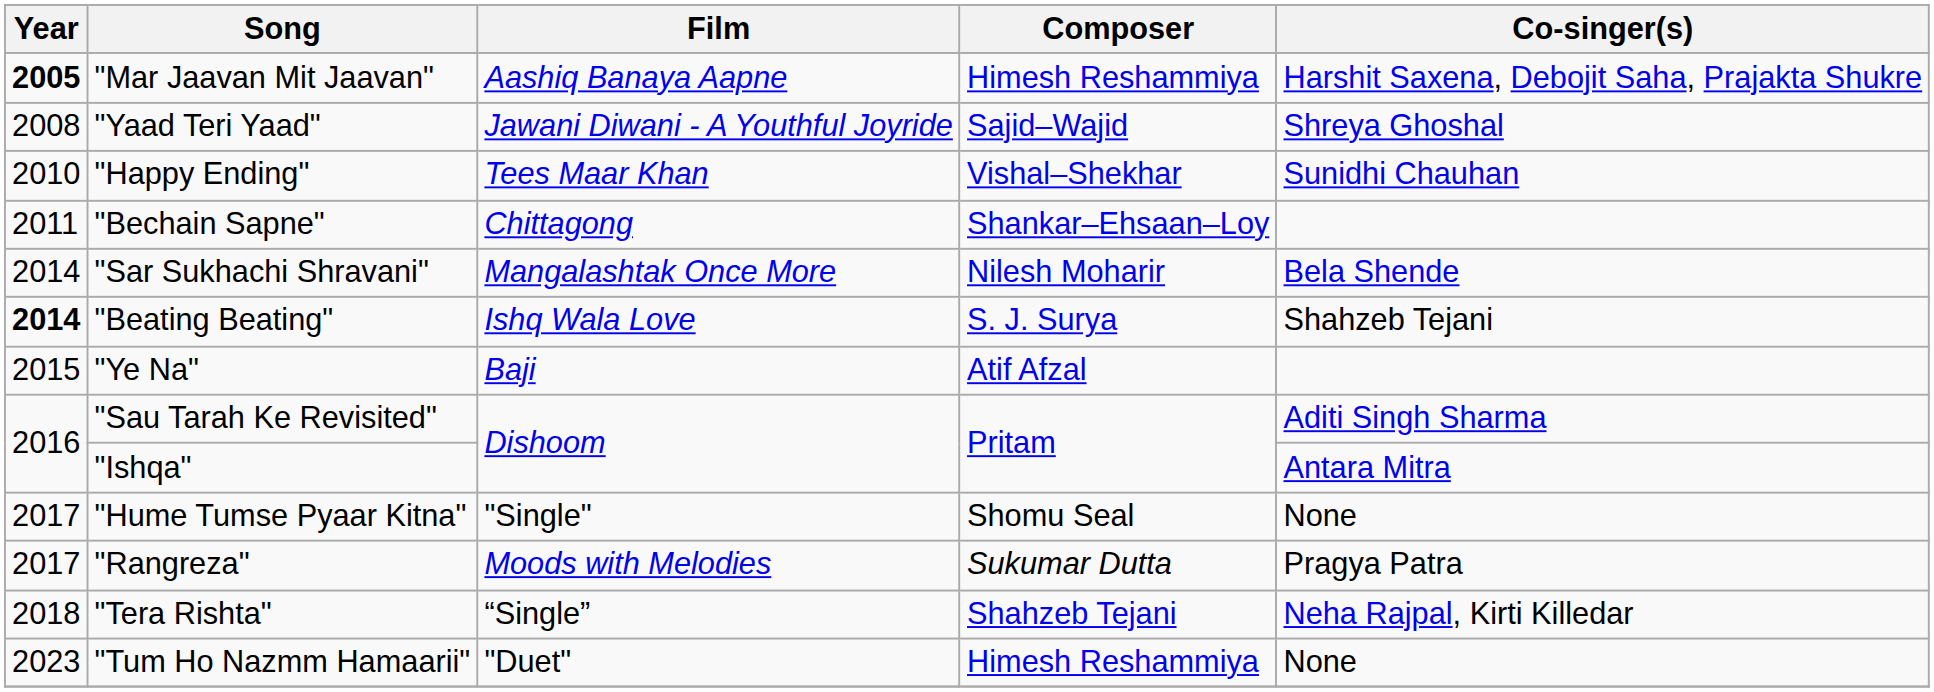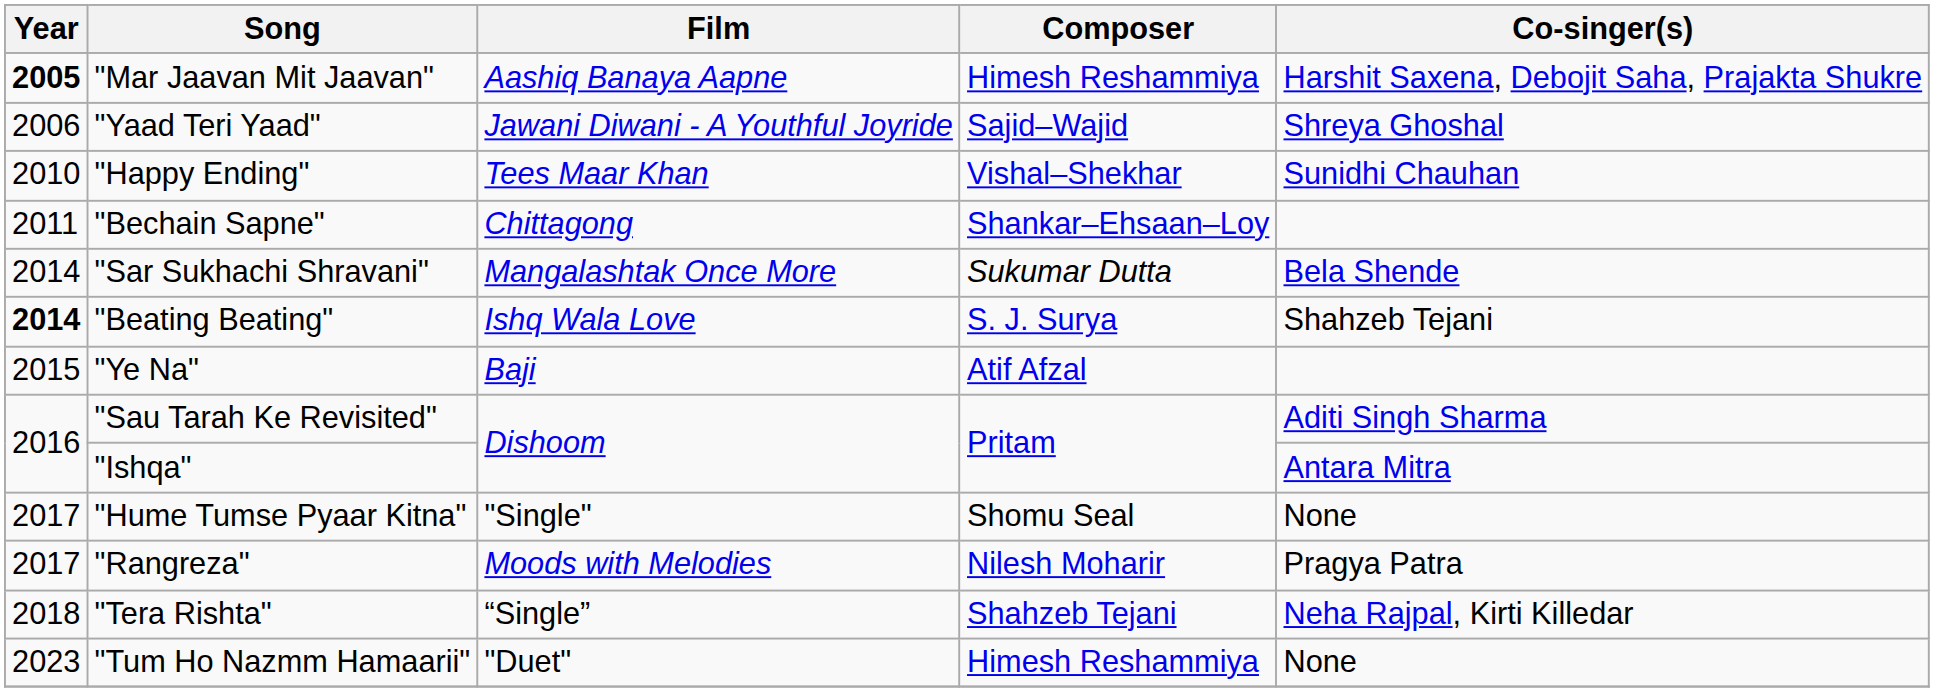(46, 126) 2008 -> (46, 126) 2006
(1066, 272) Nilesh Moharir -> (1069, 272) Sukumar Dutta
(1069, 564) Sukumar Dutta -> (1066, 564) Nilesh Moharir
